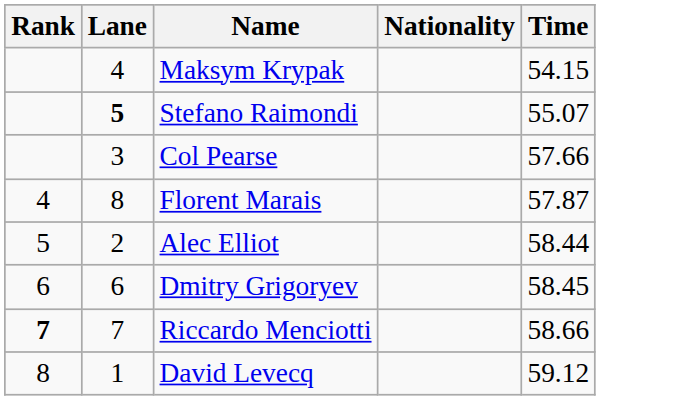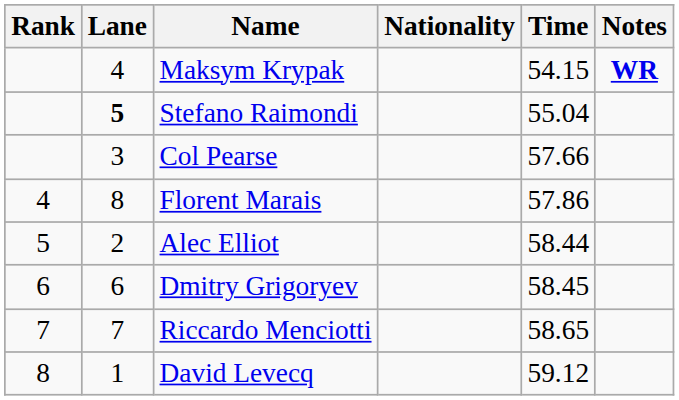+ column: (634, 26)
(558, 112) 55.07 -> (558, 112) 55.04
(558, 199) 57.87 -> (558, 199) 57.86
(43, 329) bold -> (43, 329) normal
(558, 329) 58.66 -> (558, 329) 58.65
